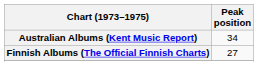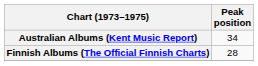(232, 53) 27 -> (232, 53) 28
